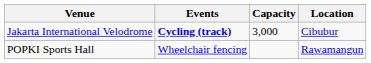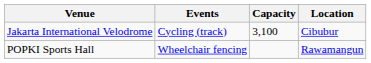(194, 31) bold -> (192, 31) normal
(265, 31) 3,000 -> (265, 31) 3,100
